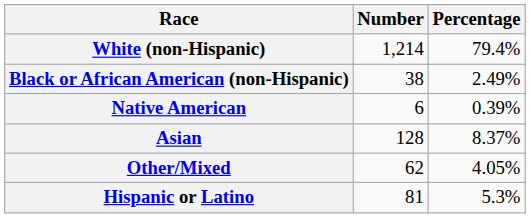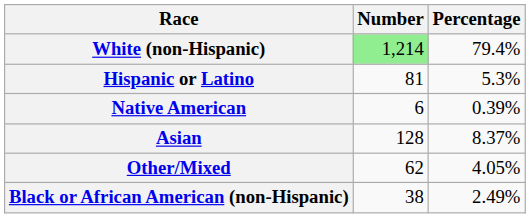(403, 49) no background -> (403, 49) lightgreen background
rows swapped: (179, 78) <-> (179, 197)
